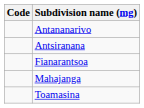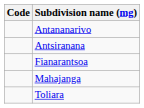- row: (57, 95)
+ row: (49, 95)
